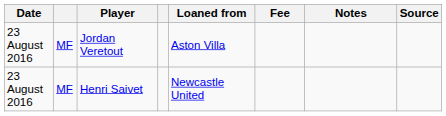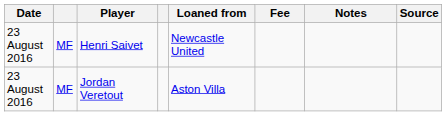rows swapped: (111, 89) <-> (101, 44)
